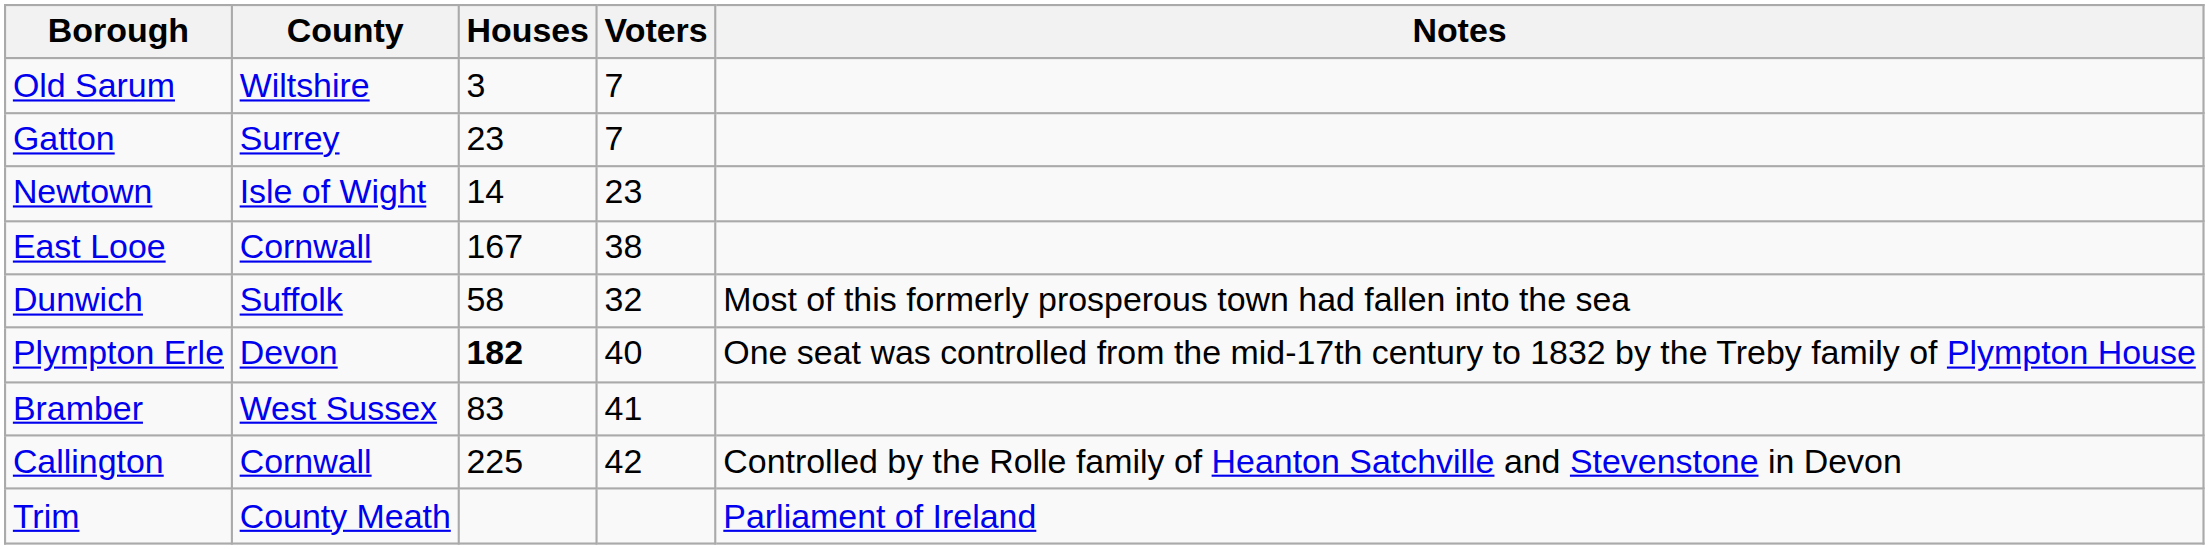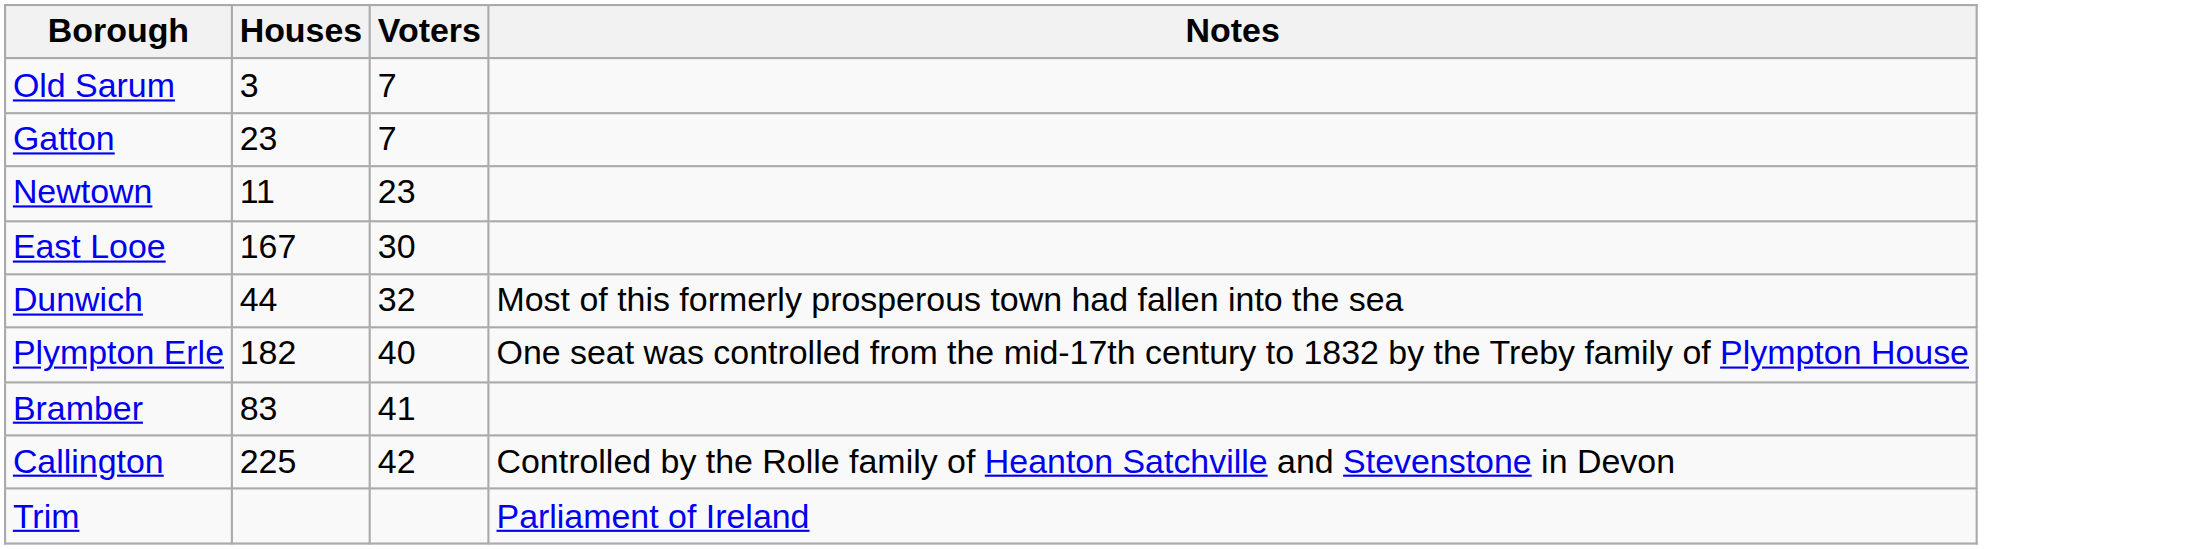- column: (345, 31)
(485, 192) 14 -> (257, 192) 11
(623, 246) 38 -> (397, 246) 30
(485, 300) 58 -> (259, 300) 44
(495, 354) bold -> (268, 354) normal
